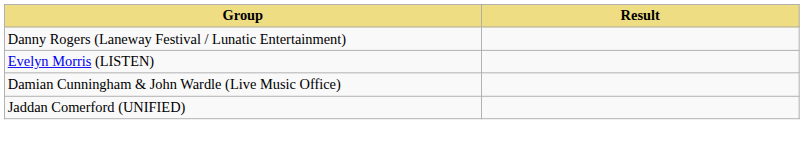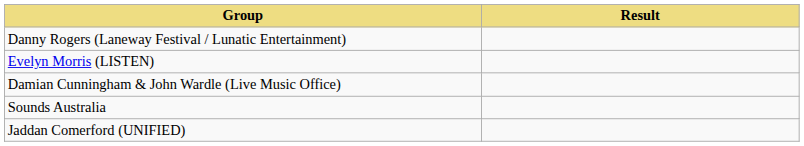+ row: (57, 107)
